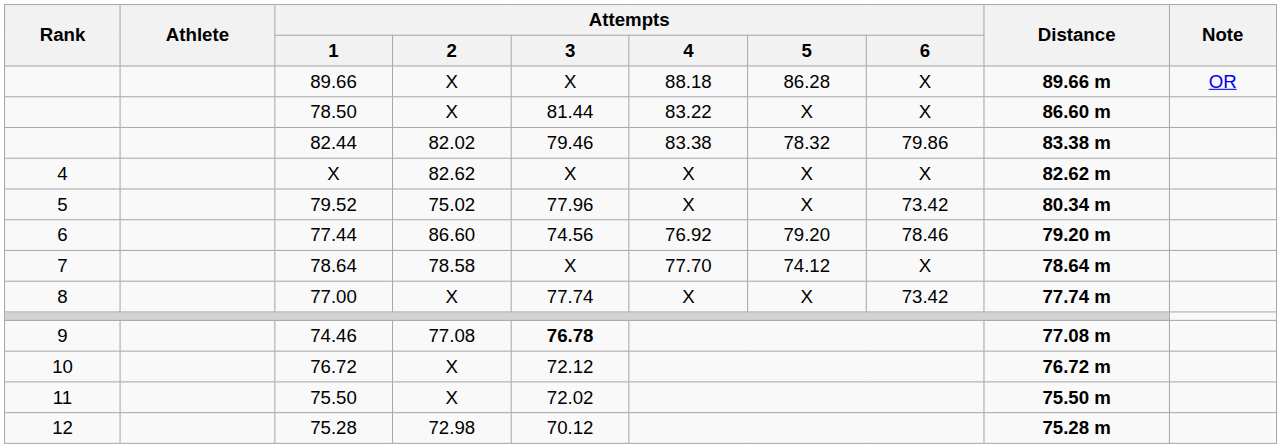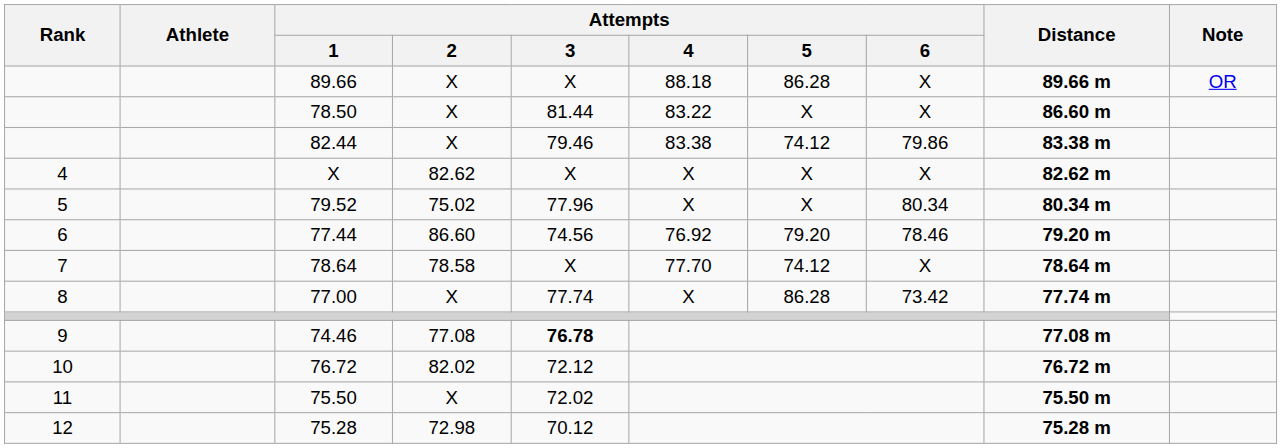(452, 142) 82.02 -> (452, 142) X
(807, 142) 78.32 -> (807, 142) 74.12
(925, 204) 73.42 -> (925, 204) 80.34
(807, 296) X -> (807, 296) 86.28
(452, 366) X -> (452, 366) 82.02
